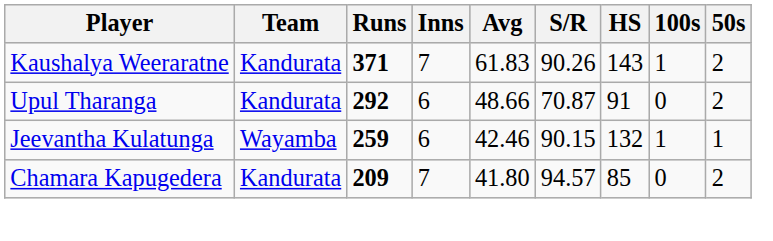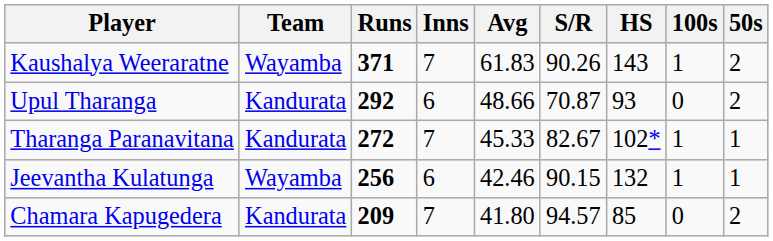(291, 62) Kandurata -> (293, 62) Wayamba
(619, 100) 91 -> (624, 100) 93
+ row: (122, 139)
(371, 139) 259 -> (376, 178) 256
